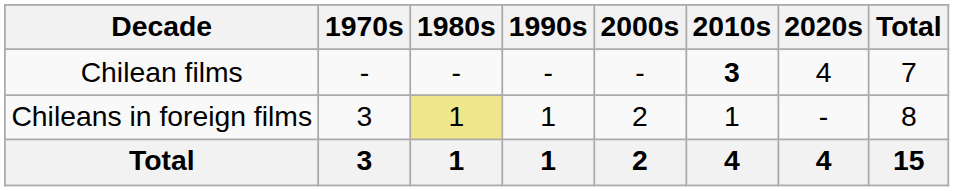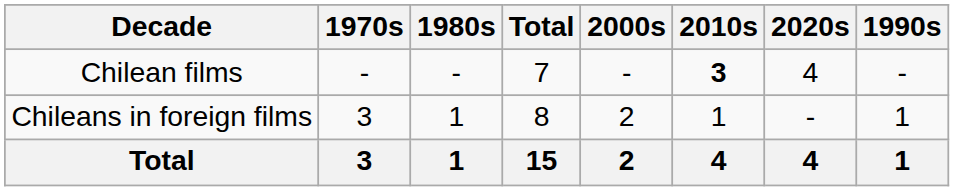columns swapped: (548, 26) <-> (909, 26)
(456, 116) khaki background -> (456, 116) no background
